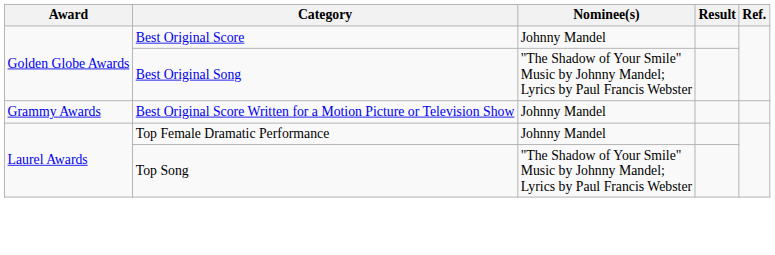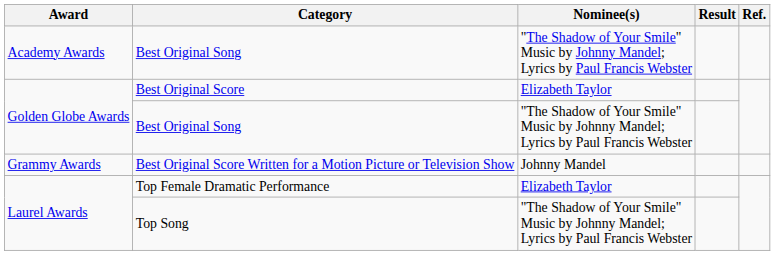+ row: (56, 52)
(563, 37) Johnny Mandel -> (566, 90) Elizabeth Taylor
(563, 133) Johnny Mandel -> (566, 186) Elizabeth Taylor
